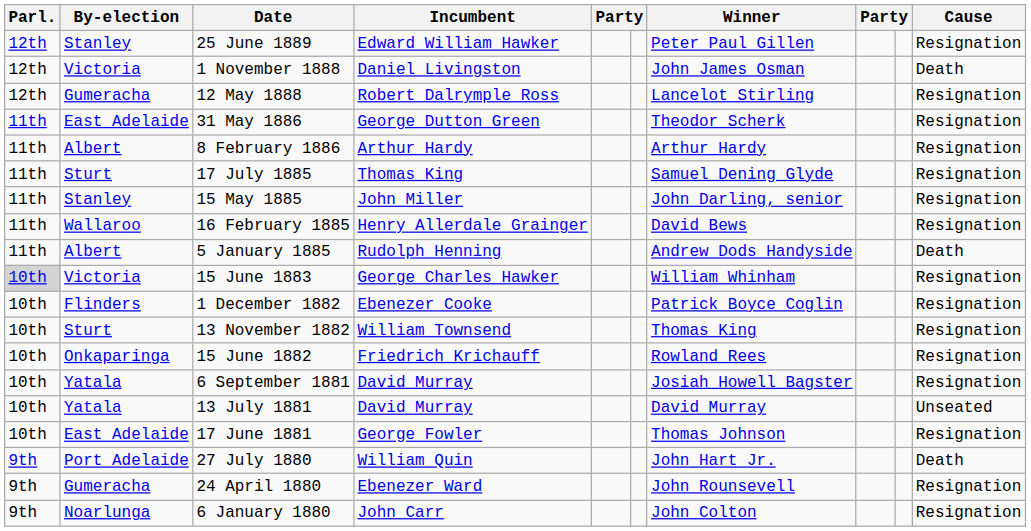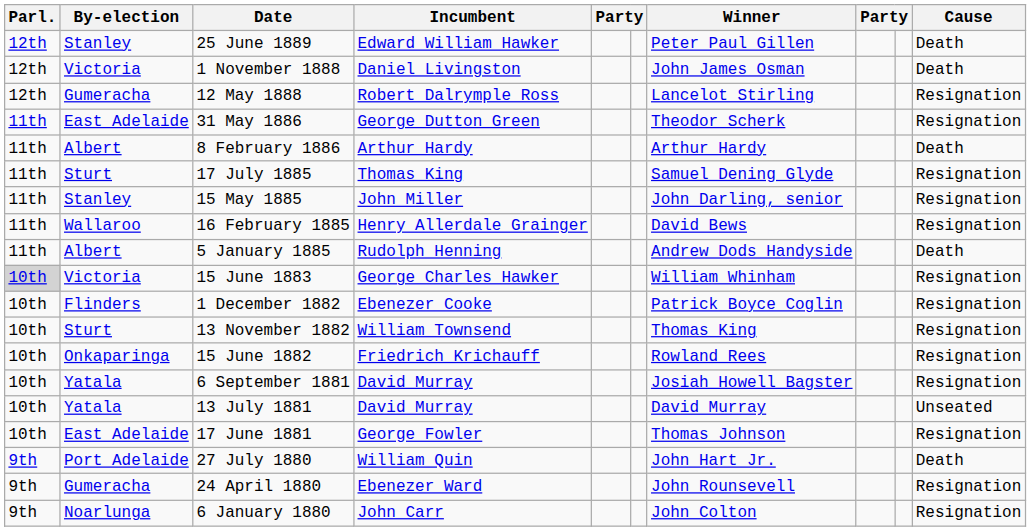(969, 44) Resignation -> (940, 44) Death
(969, 148) Resignation -> (940, 148) Death
